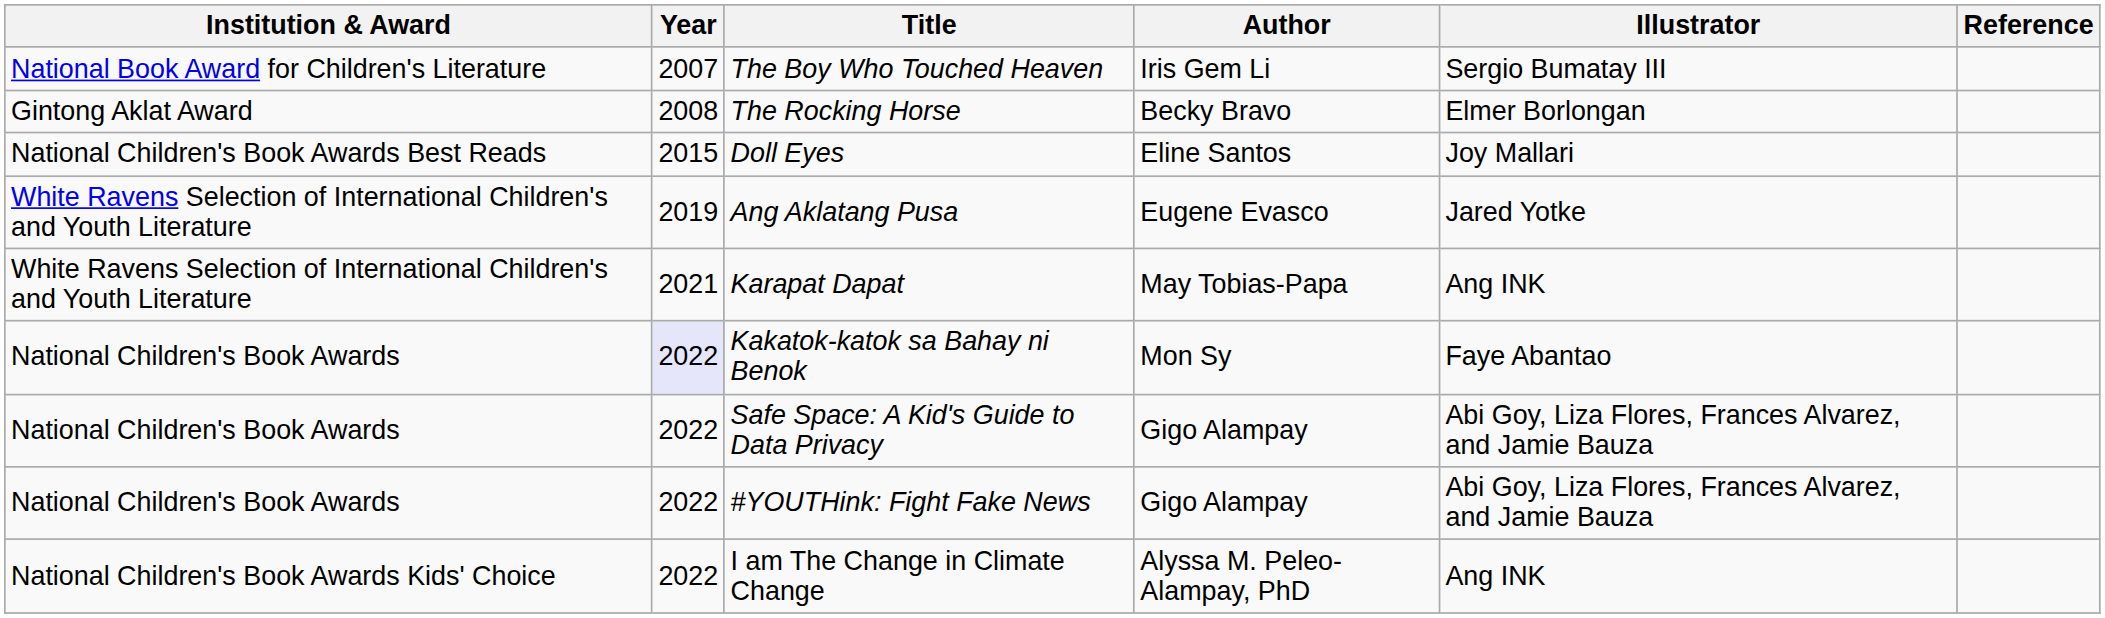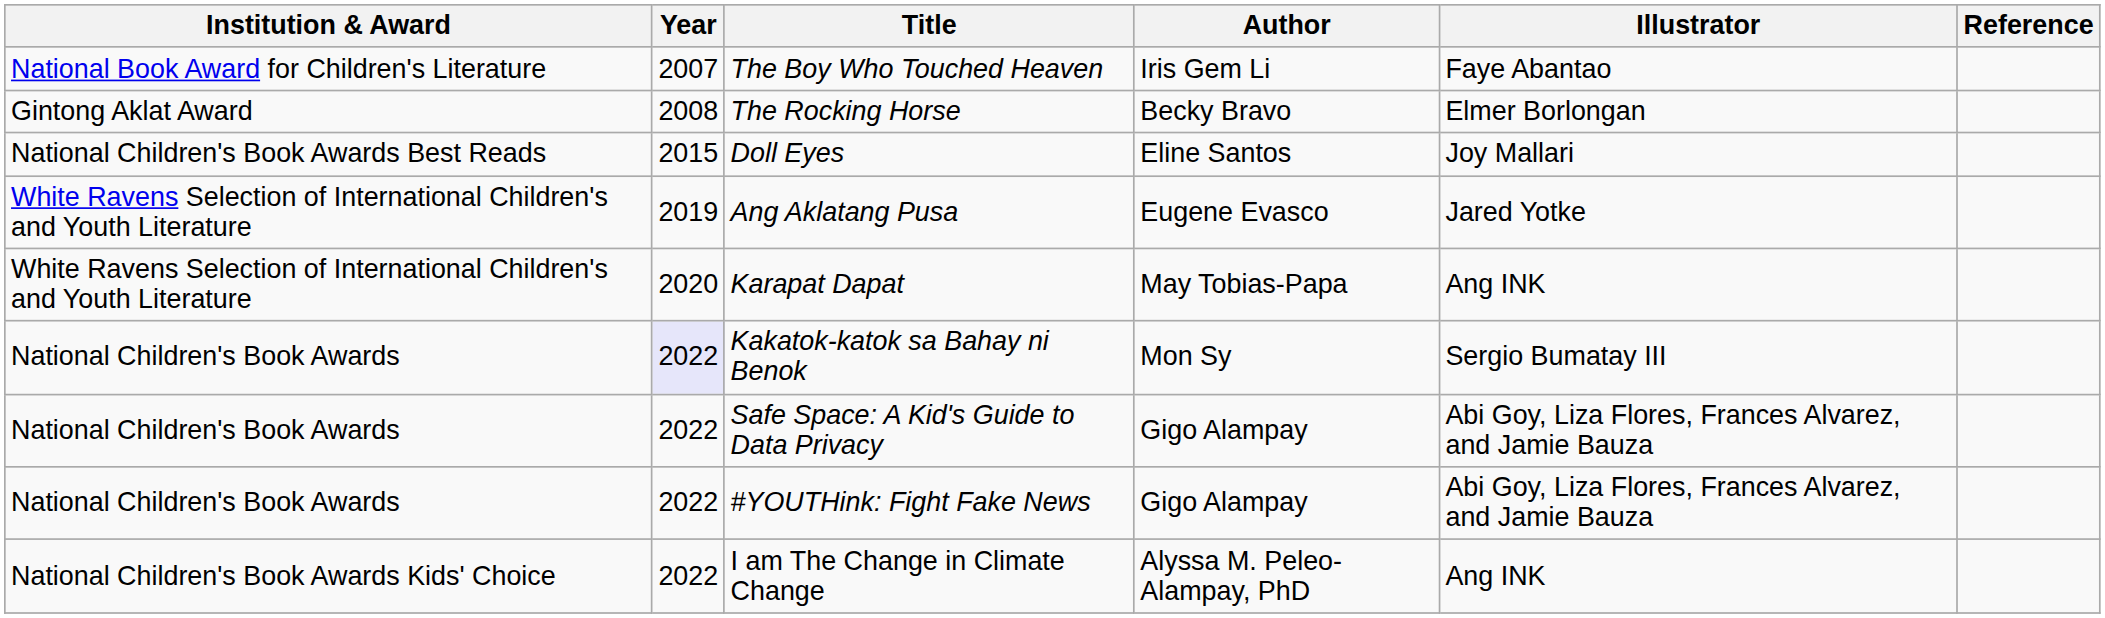(1556, 68) Sergio Bumatay III -> (1528, 68) Faye Abantao
(688, 284) 2021 -> (688, 284) 2020
(1528, 357) Faye Abantao -> (1556, 357) Sergio Bumatay III
